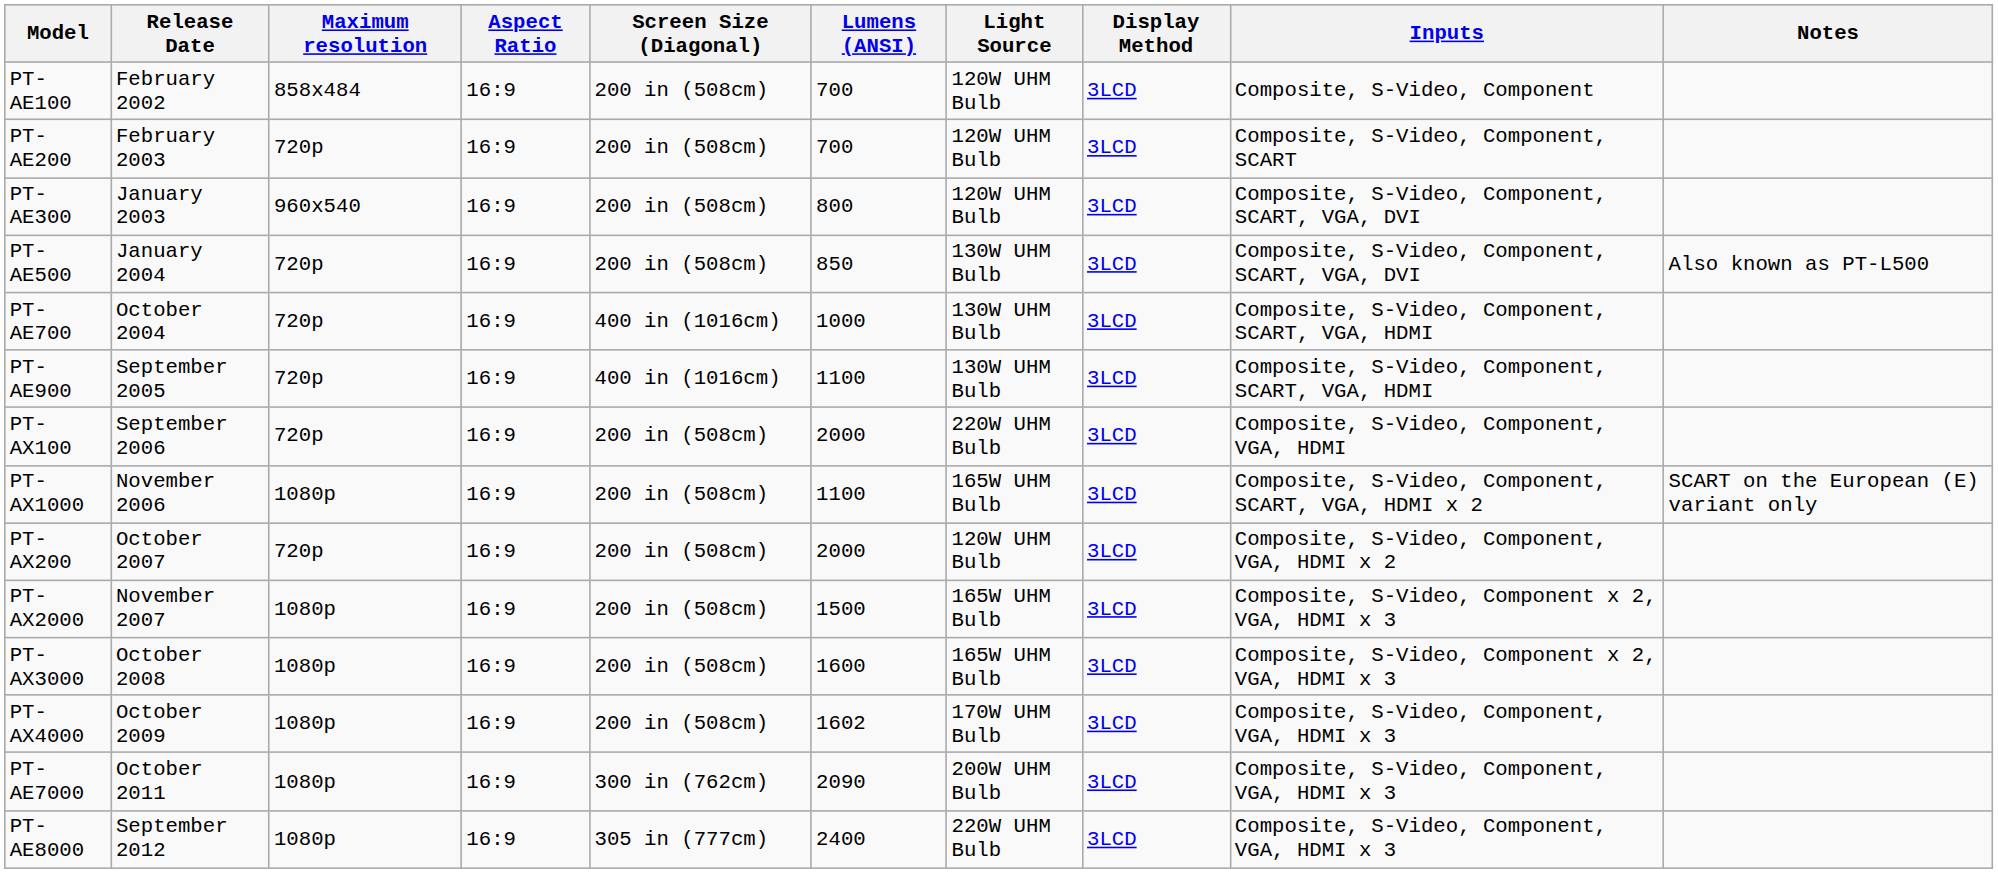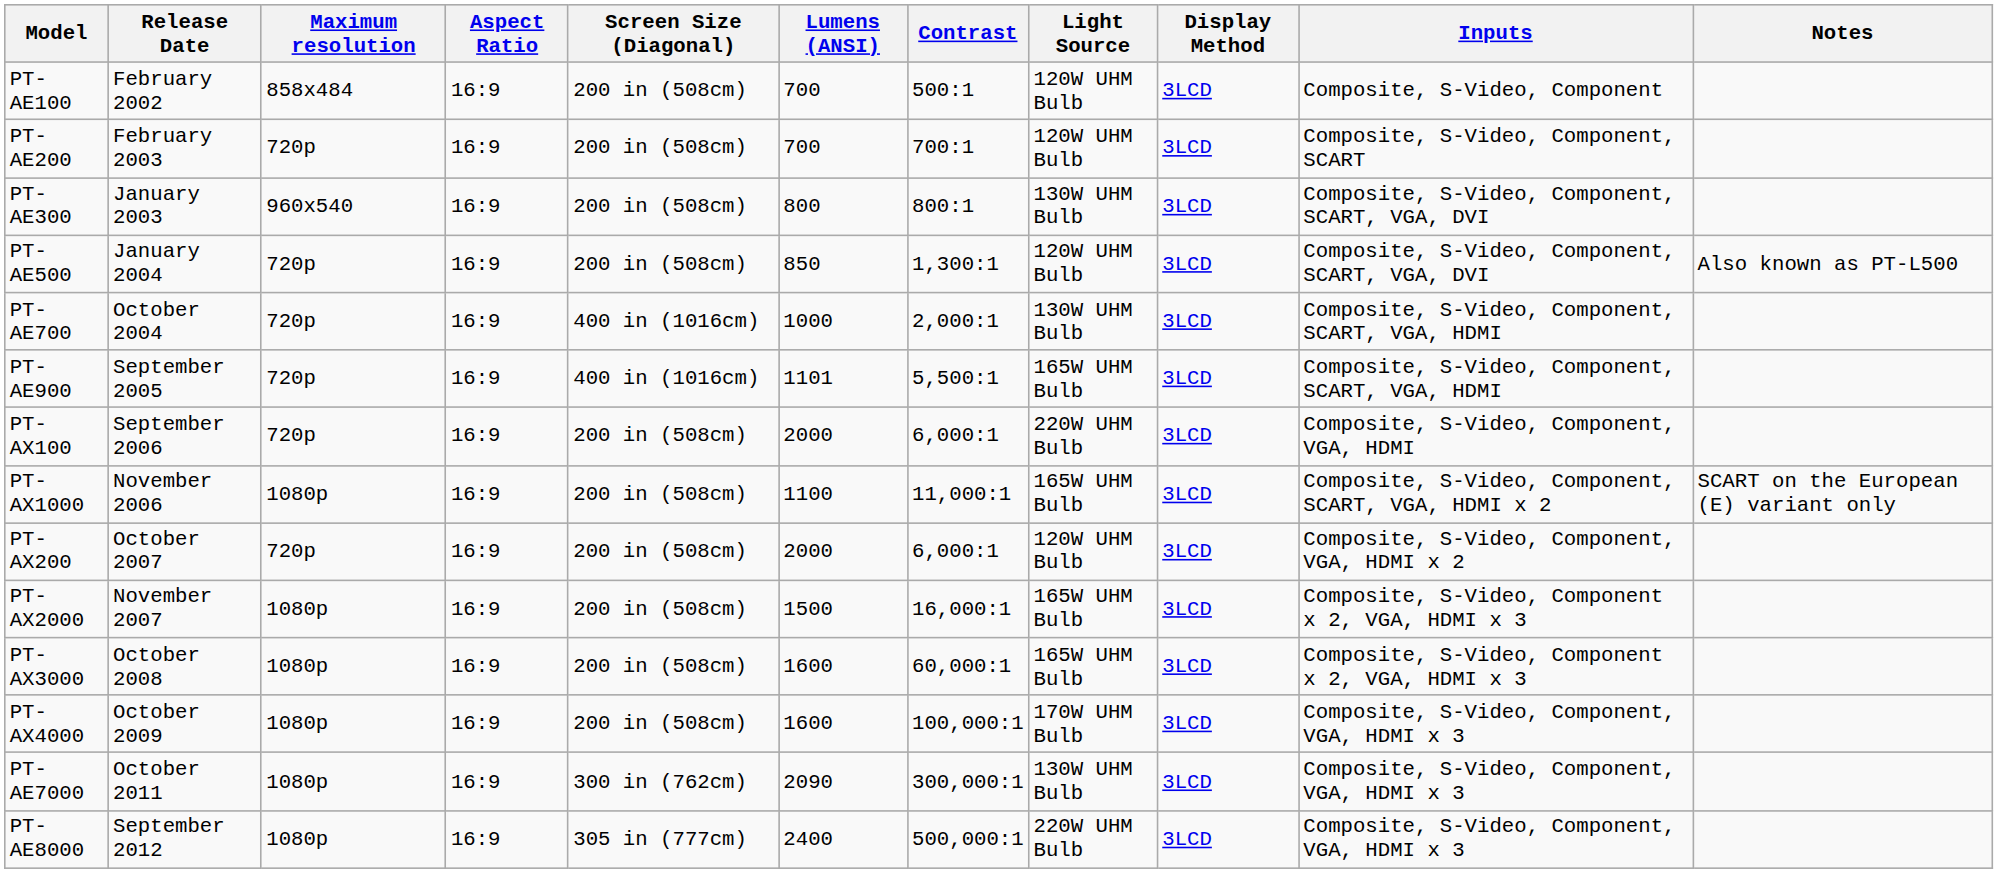+ column: (968, 34)
(1001, 206) 120W UHM Bulb -> (1083, 206) 130W UHM Bulb
(1001, 264) 130W UHM Bulb -> (1083, 264) 120W UHM Bulb
(841, 379) 1100 -> (808, 379) 1101
(1001, 379) 130W UHM Bulb -> (1083, 379) 165W UHM Bulb
(841, 724) 1602 -> (808, 724) 1600
(1001, 782) 200W UHM Bulb -> (1083, 782) 130W UHM Bulb
